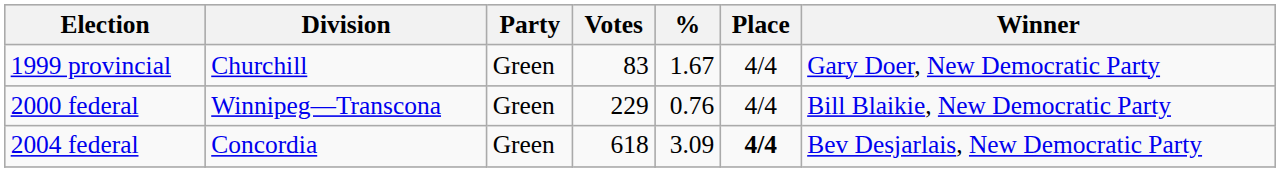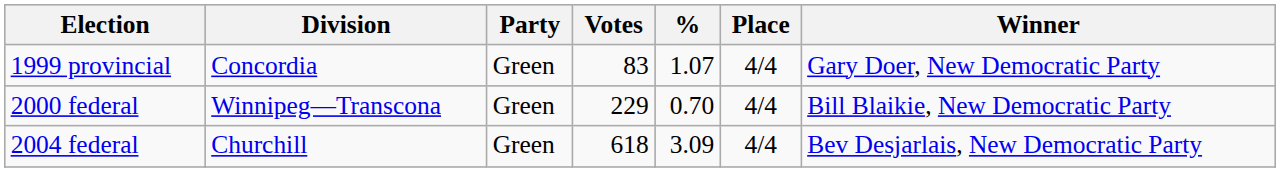(259, 65) Churchill -> (264, 65) Concordia
(692, 65) 1.67 -> (692, 65) 1.07
(692, 105) 0.76 -> (692, 105) 0.70
(264, 145) Concordia -> (259, 145) Churchill
(761, 145) bold -> (761, 145) normal
